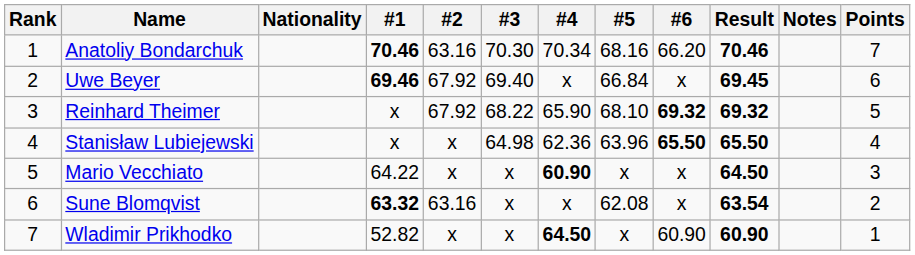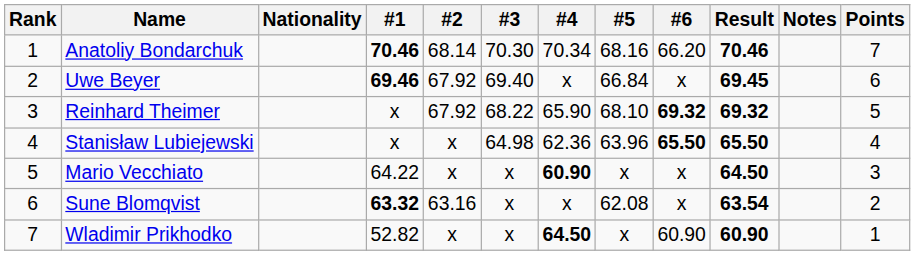(452, 50) 63.16 -> (452, 50) 68.14
